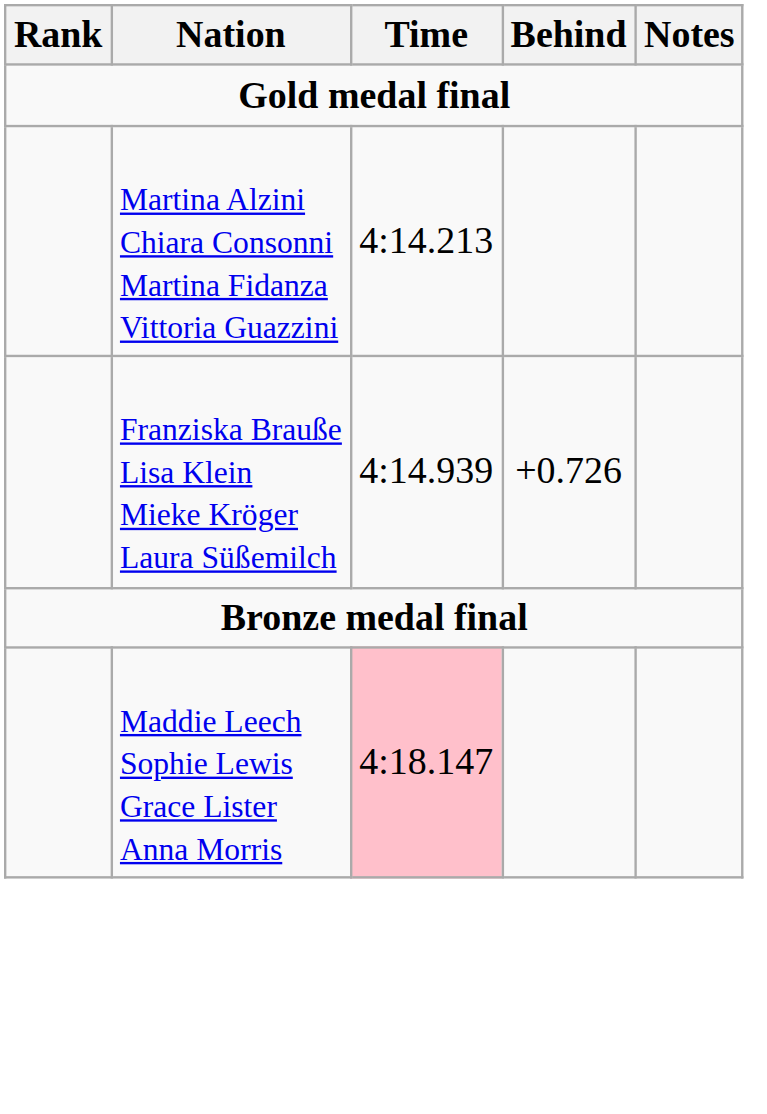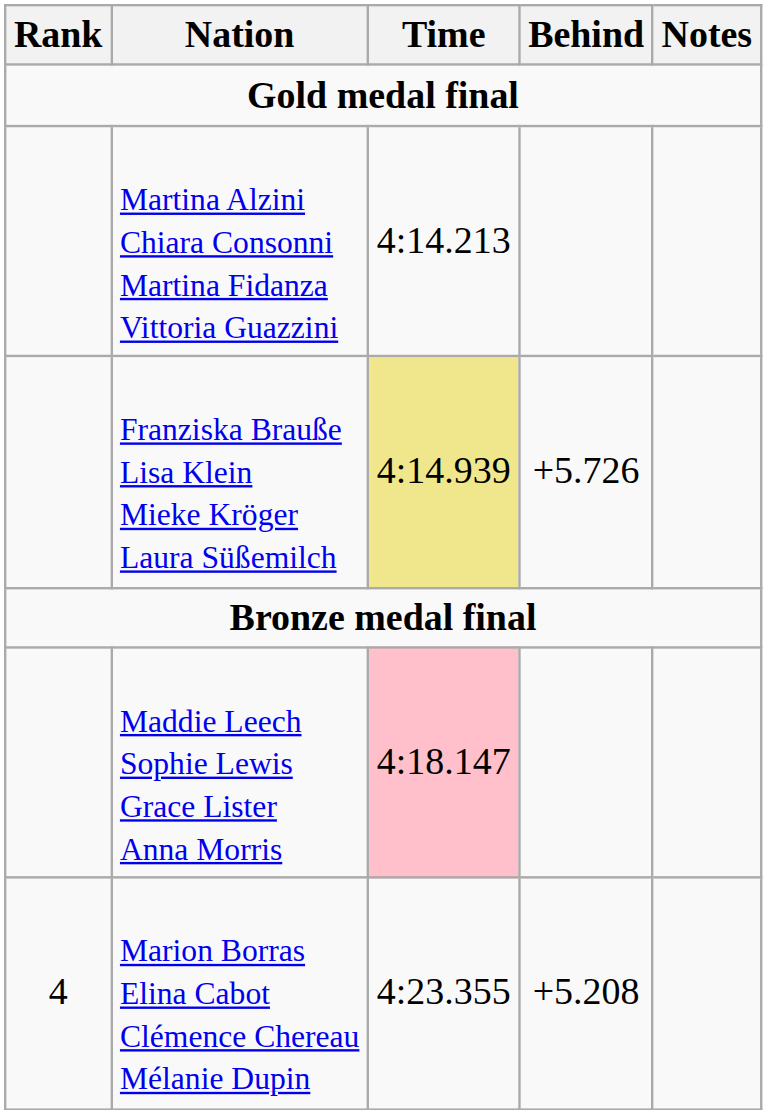(426, 470) no background -> (444, 470) khaki background
(569, 470) +0.726 -> (586, 470) +5.726
+ row: (240, 1016)
